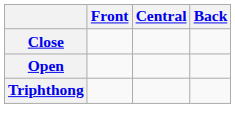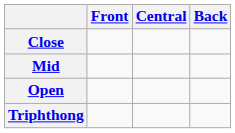+ row: (46, 66)
